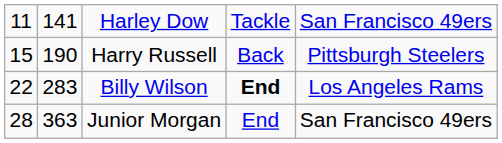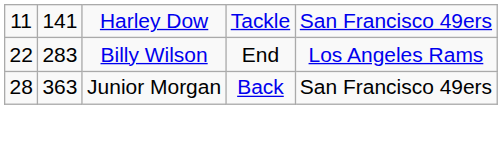- row: (154, 54)
(260, 87) bold -> (260, 54) normal
(260, 120) End -> (260, 87) Back
